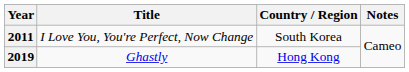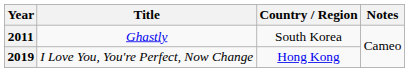(147, 36) I Love You, You're Perfect, Now Change -> (147, 36) Ghastly
(147, 57) Ghastly -> (147, 57) I Love You, You're Perfect, Now Change
